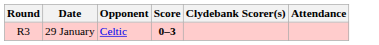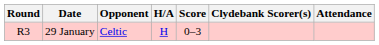+ column: (164, 13)
(167, 31) bold -> (193, 31) normal
